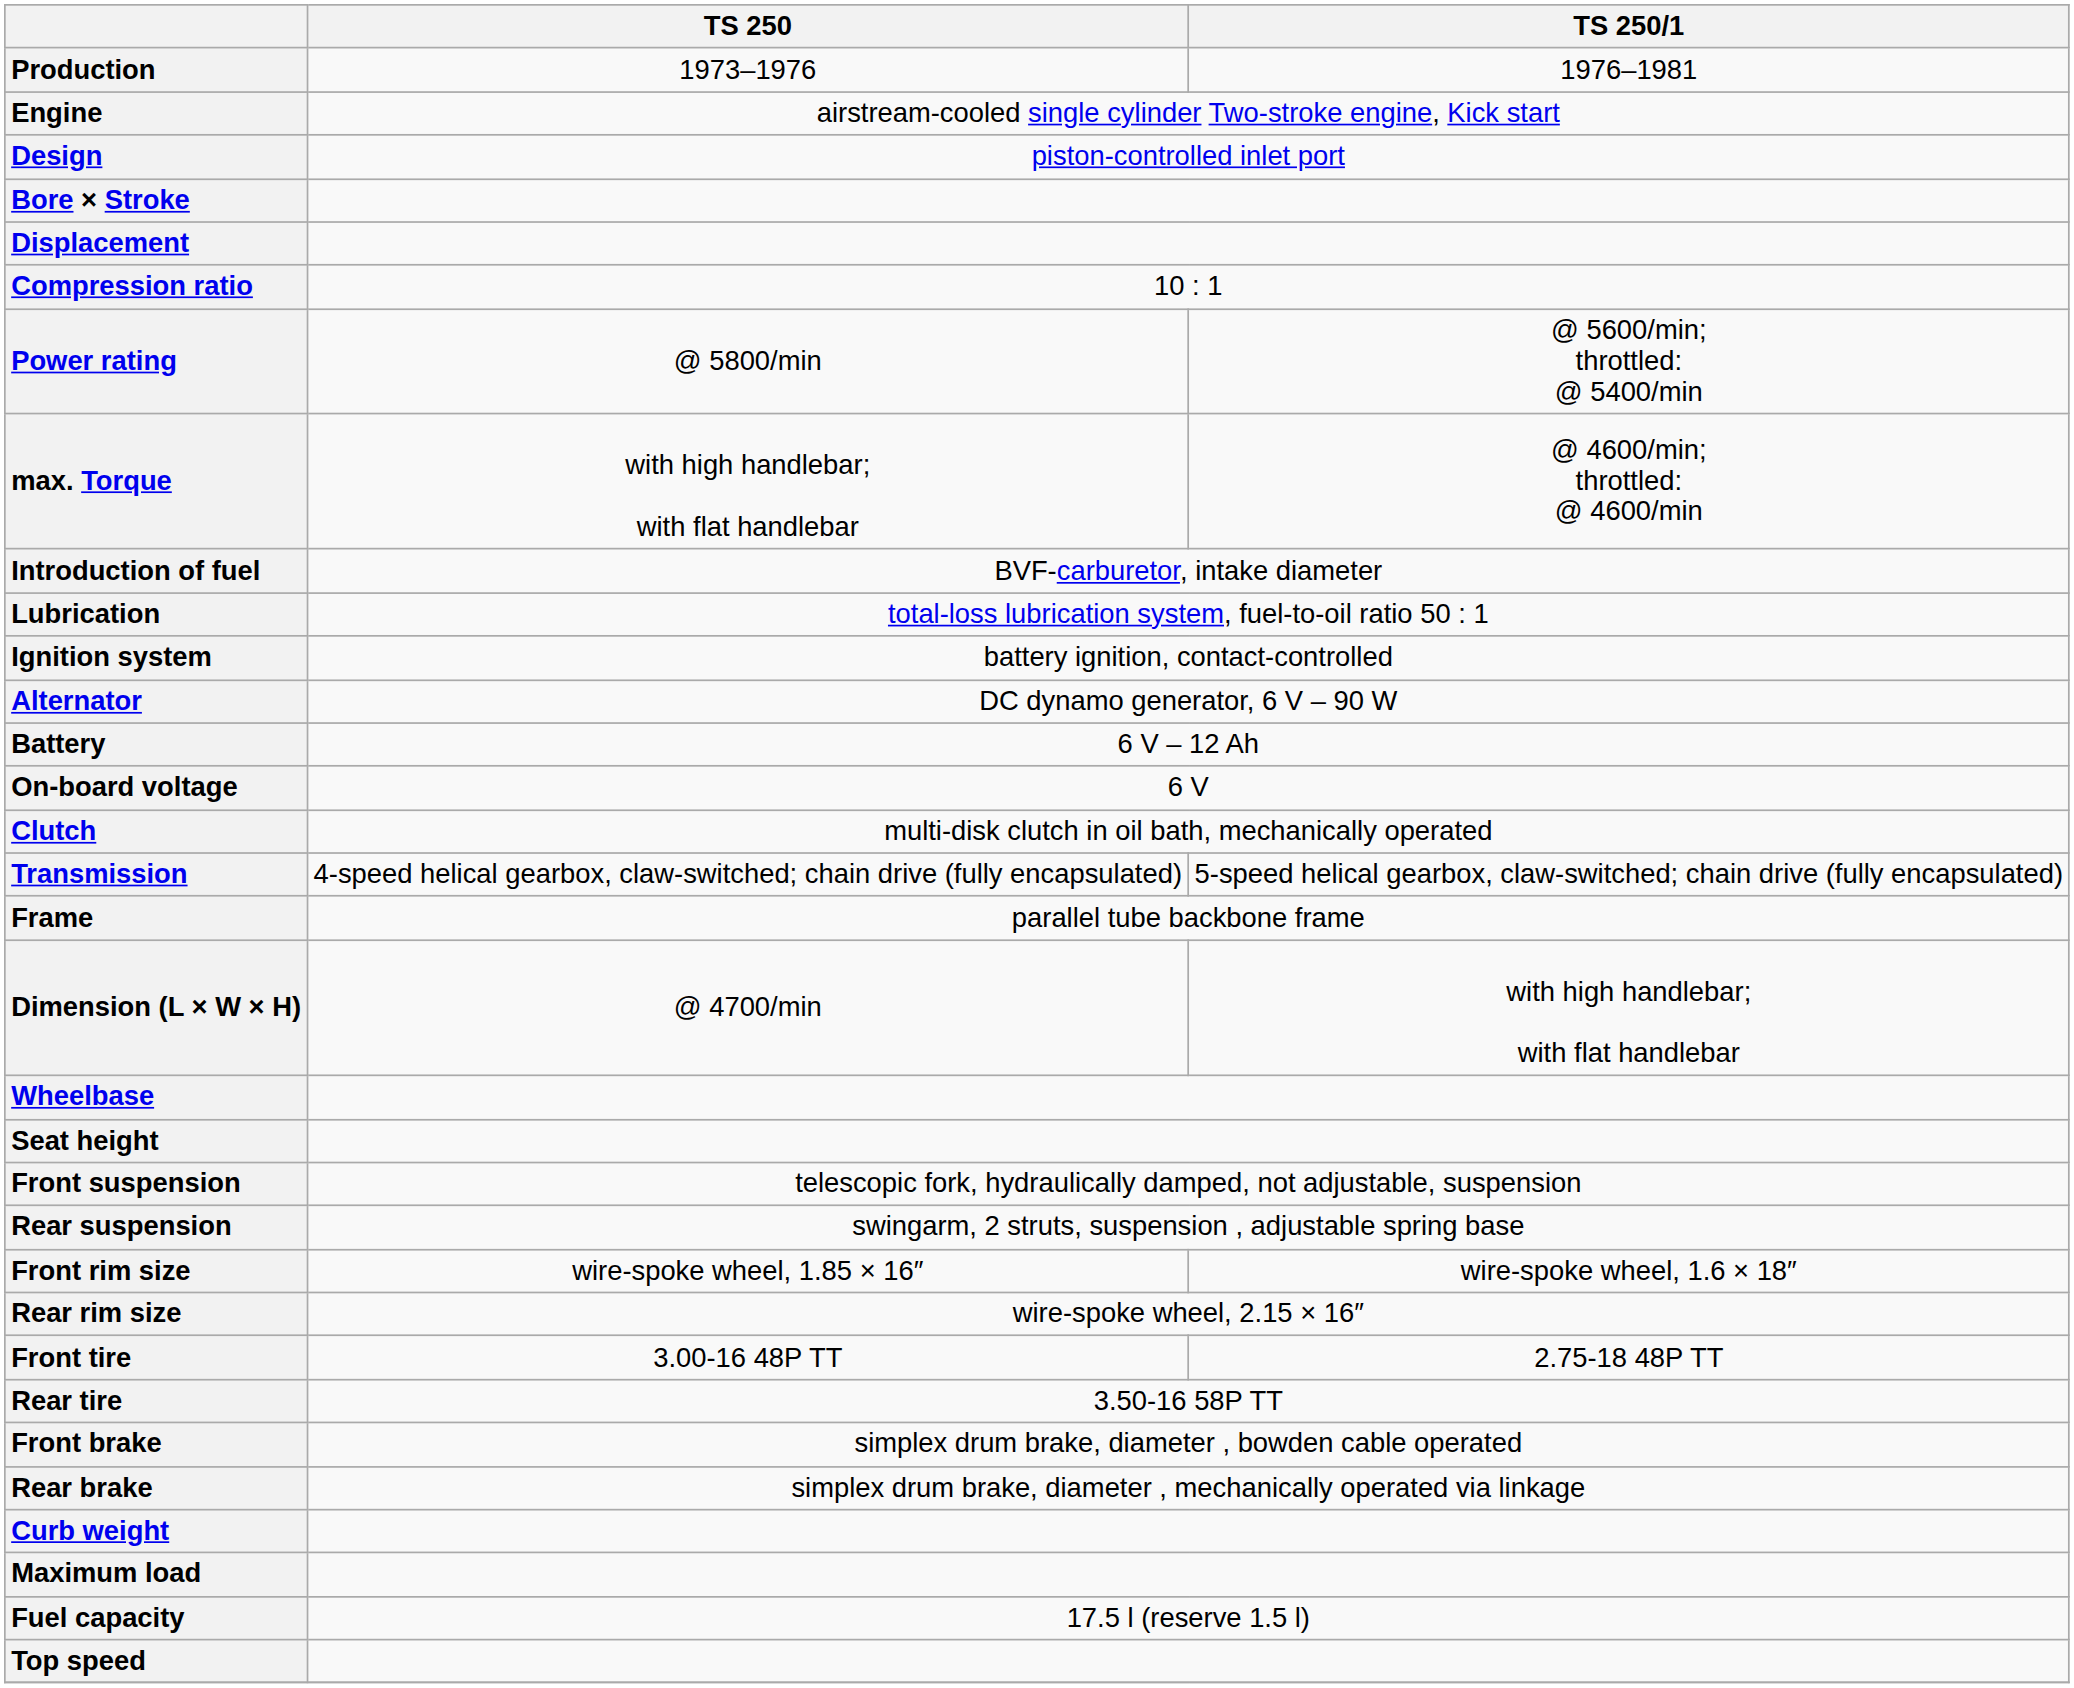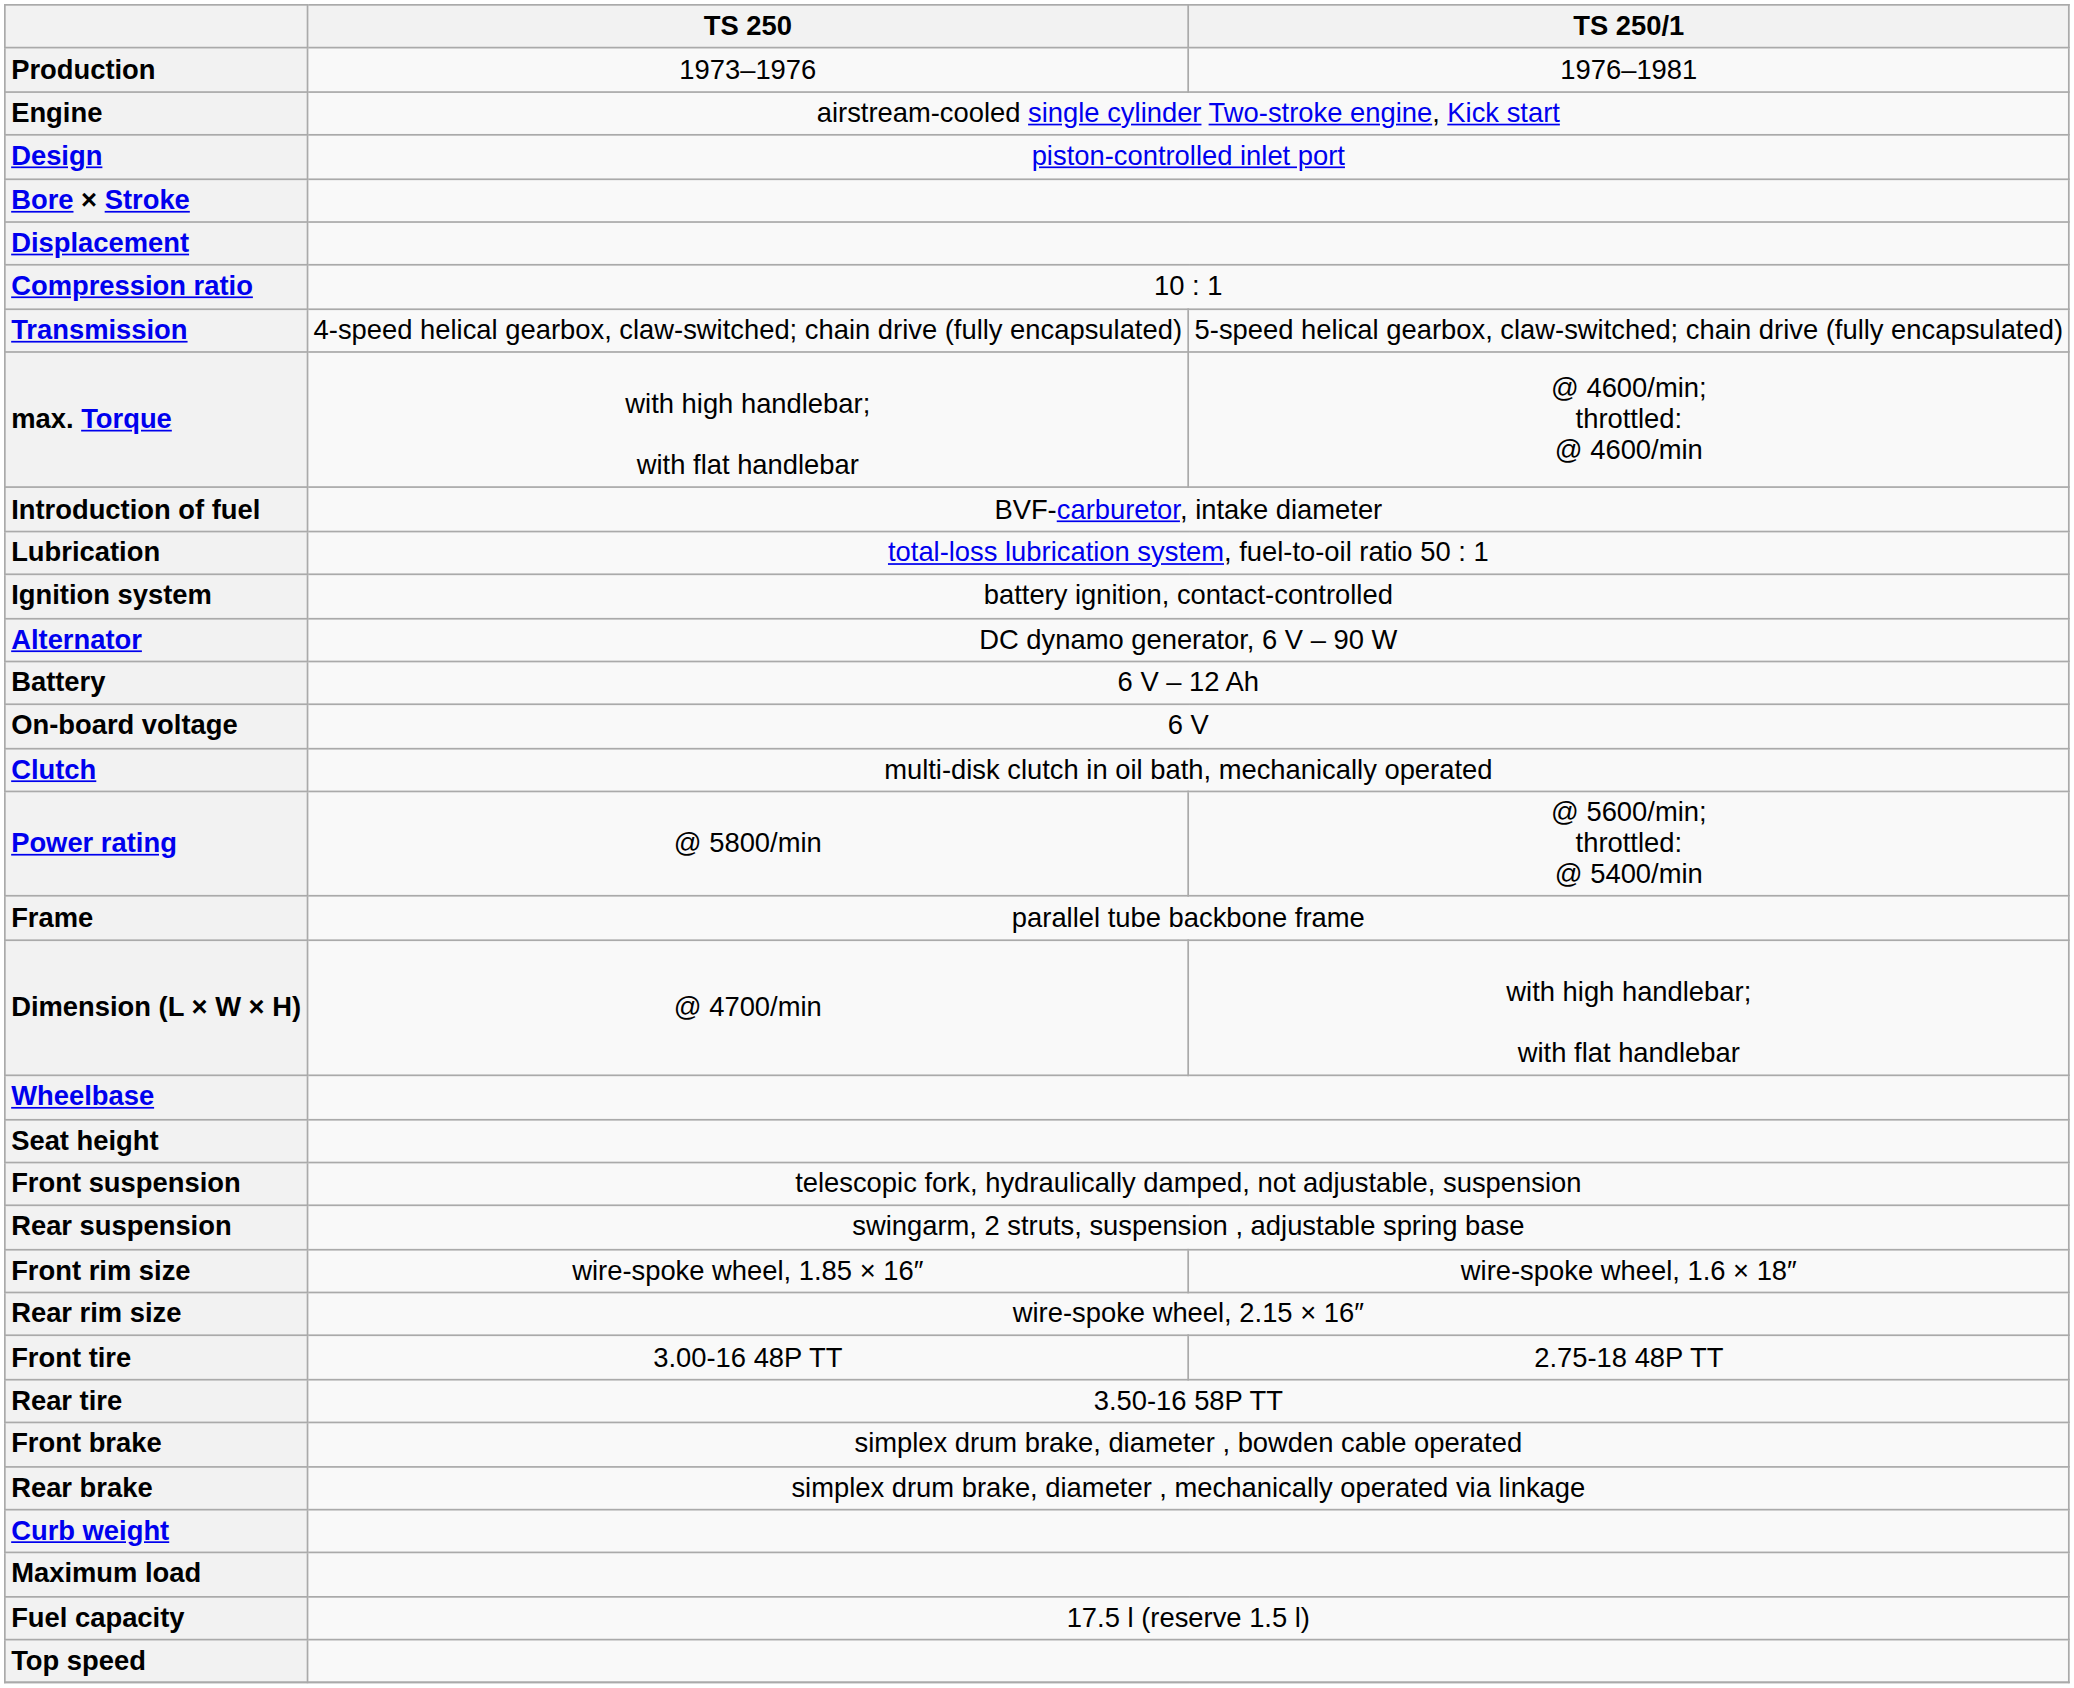rows swapped: (94, 360) <-> (99, 874)
